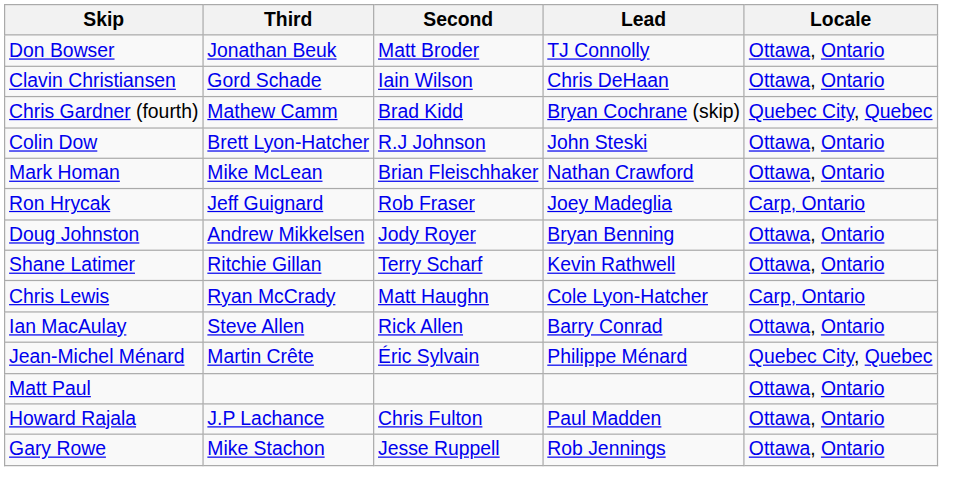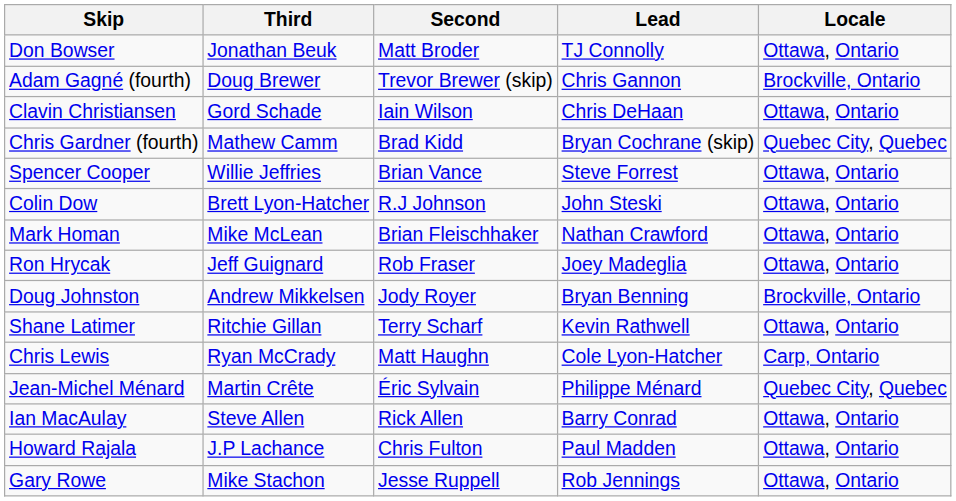+ row: (100, 81)
+ row: (80, 173)
(807, 204) Carp, Ontario -> (831, 265) Ottawa, Ontario
(817, 234) Ottawa, Ontario -> (842, 296) Brockville, Ontario
rows swapped: (68, 326) <-> (97, 357)
- row: (50, 388)
